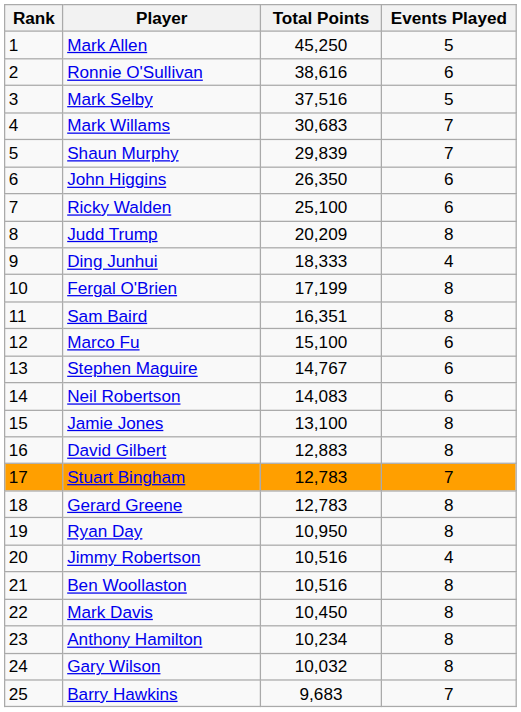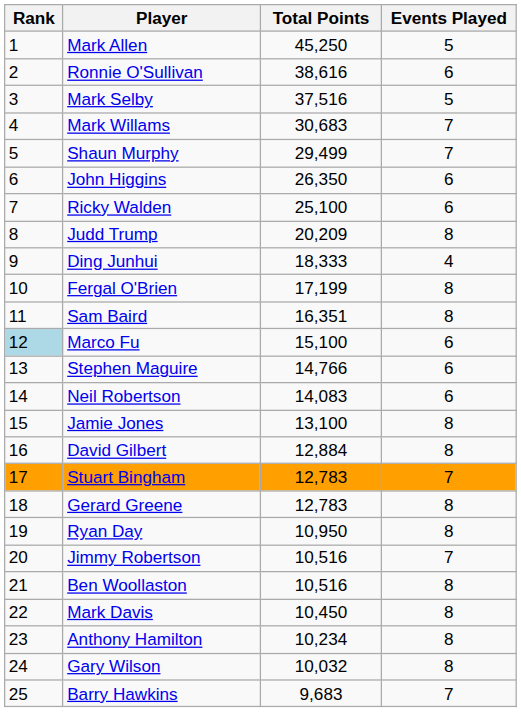(321, 153) 29,839 -> (321, 153) 29,499
(18, 342) no background -> (18, 342) lightblue background
(321, 369) 14,767 -> (321, 369) 14,766
(321, 450) 12,883 -> (321, 450) 12,884
(449, 558) 4 -> (449, 558) 7
